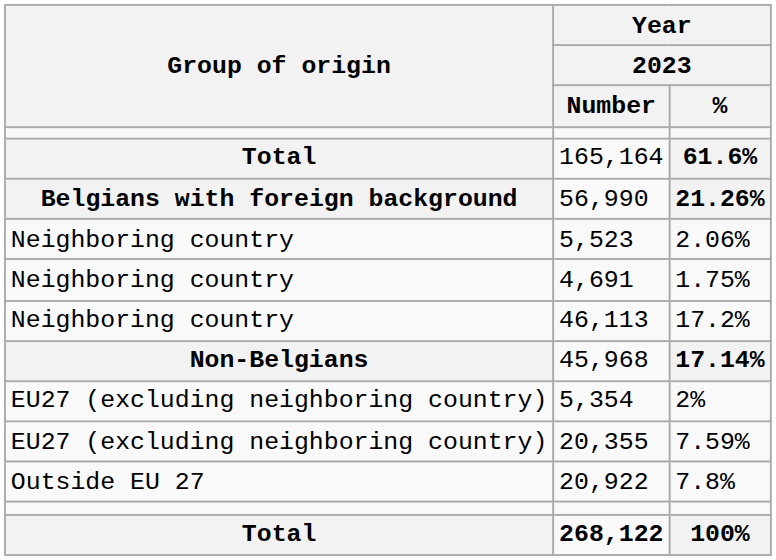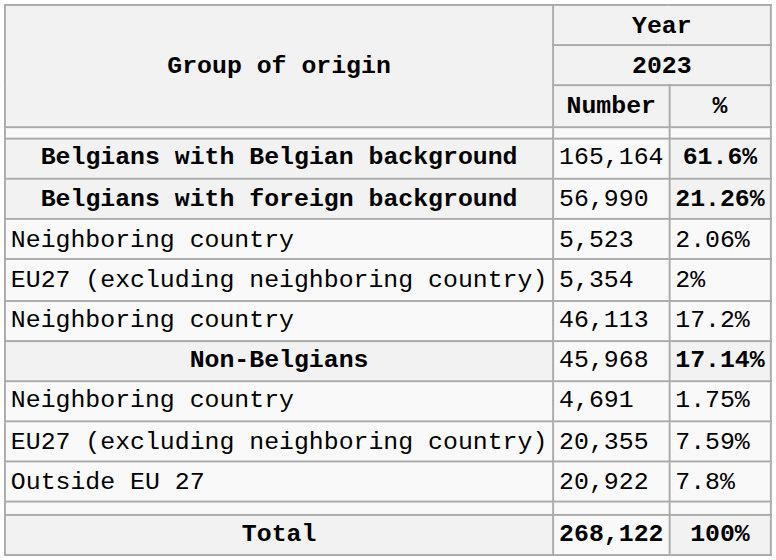(279, 158) Total -> (279, 158) Belgians with Belgian background
rows swapped: (596, 401) <-> (596, 280)
